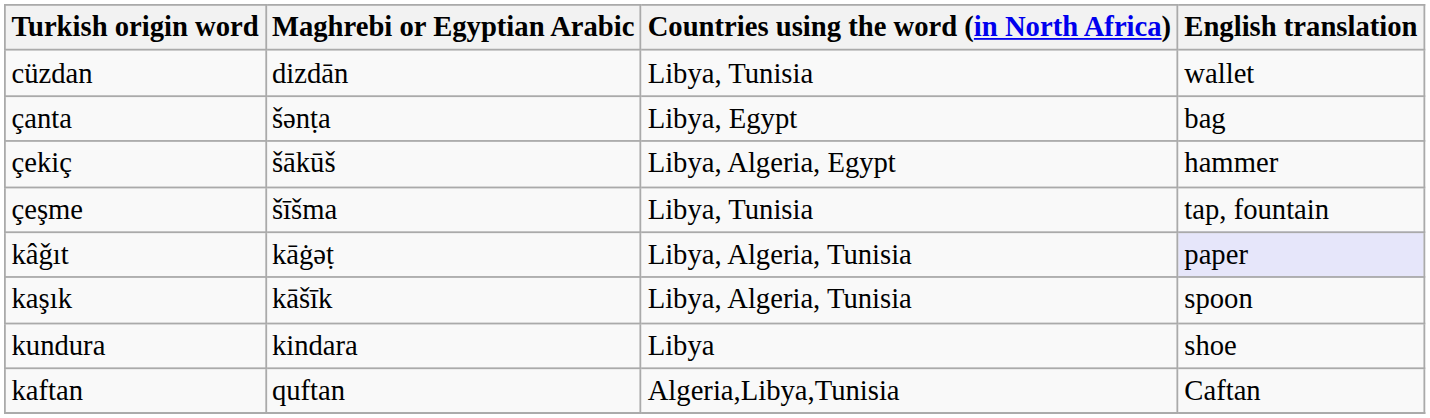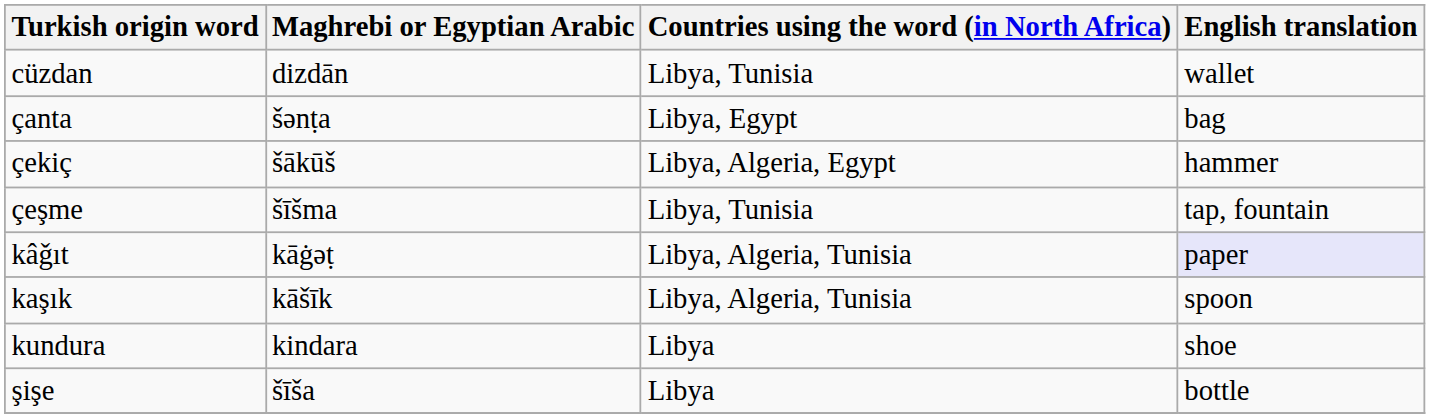+ row: (33, 390)
- row: (47, 390)
